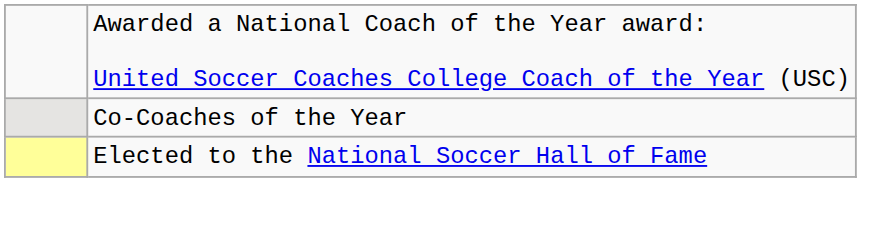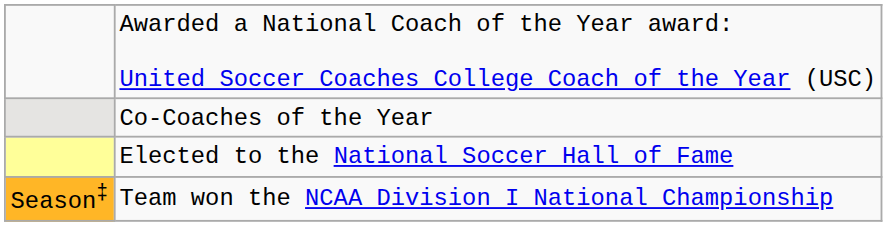+ row: (476, 199)
